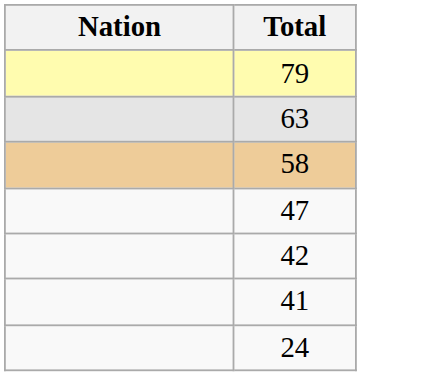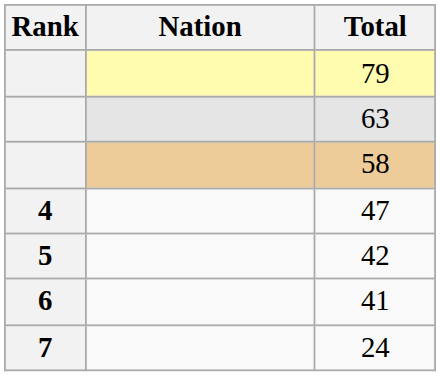+ column: (45, 27)
